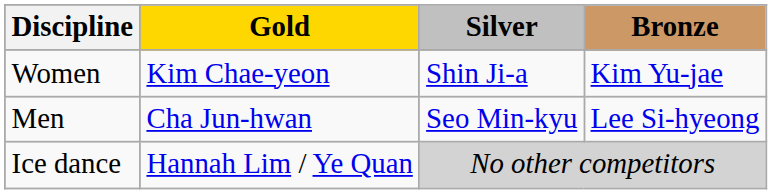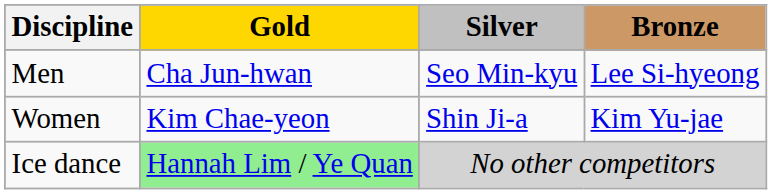rows swapped: (38, 118) <-> (56, 73)
(280, 164) no background -> (280, 164) lightgreen background
